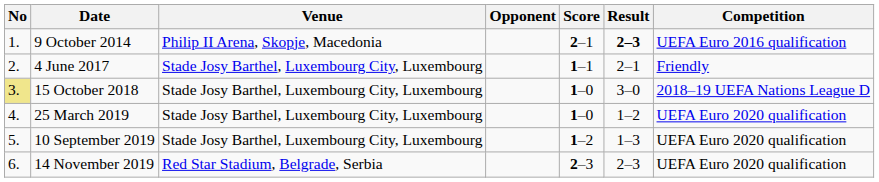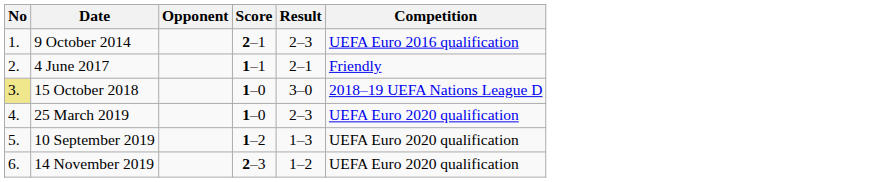- column: (322, 16)
(628, 41) bold -> (301, 41) normal
(628, 115) 1–2 -> (301, 115) 2–3
(628, 164) 2–3 -> (301, 164) 1–2
